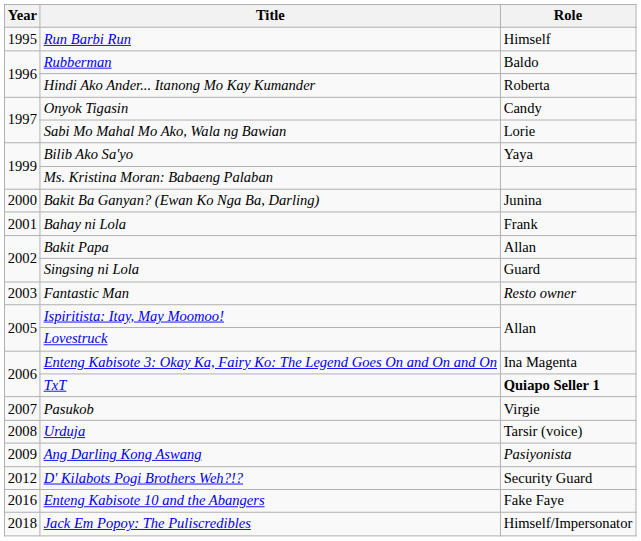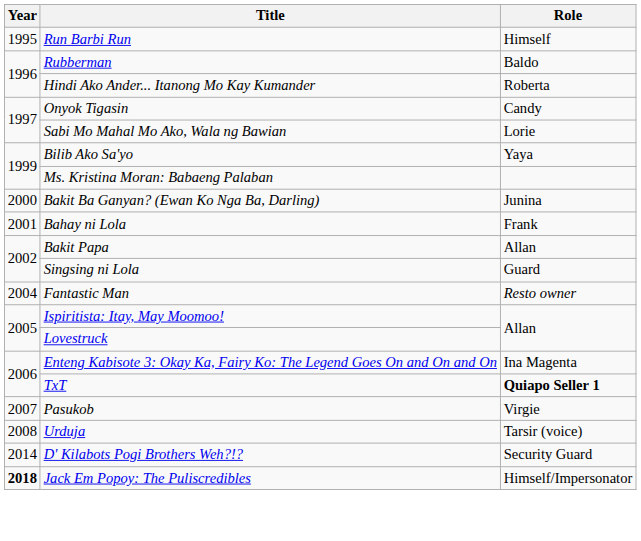(22, 293) 2003 -> (22, 293) 2004
- row: (123, 454)
(22, 477) 2012 -> (22, 454) 2014
- row: (154, 500)
(22, 524) normal -> (22, 477) bold
